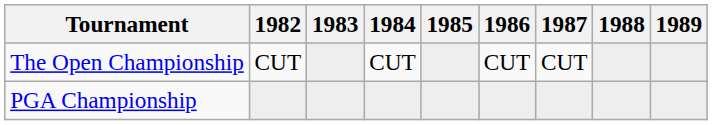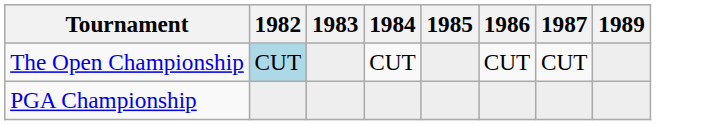- column: (622, 23)
(278, 62) no background -> (278, 62) lightblue background
